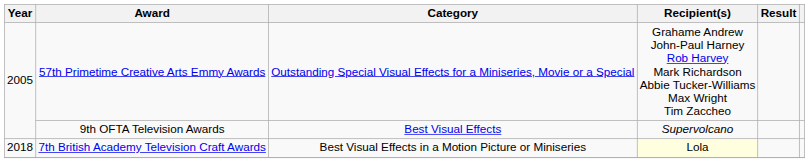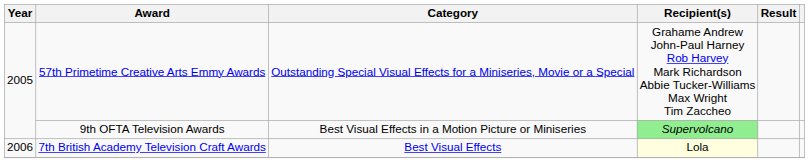(453, 129) Best Visual Effects -> (453, 129) Best Visual Effects in a Motion Picture or Miniseries
(698, 129) no background -> (698, 129) lightgreen background
(20, 148) 2018 -> (20, 148) 2006
(453, 148) Best Visual Effects in a Motion Picture or Miniseries -> (453, 148) Best Visual Effects
